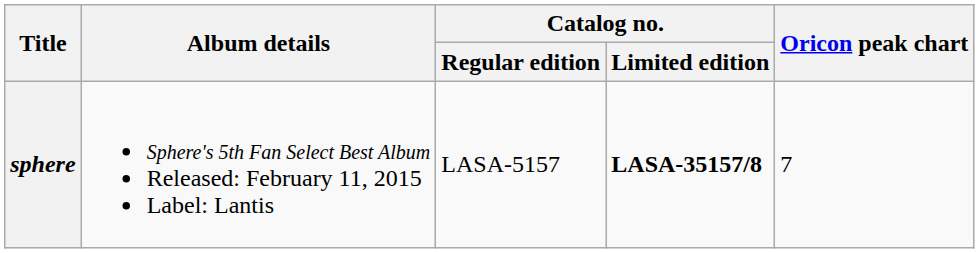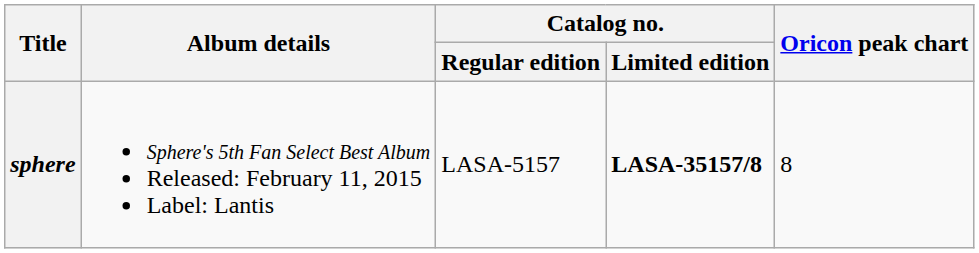(786, 164) 7 -> (786, 164) 8
